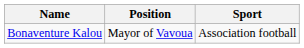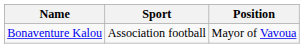columns swapped: (247, 14) <-> (150, 14)
